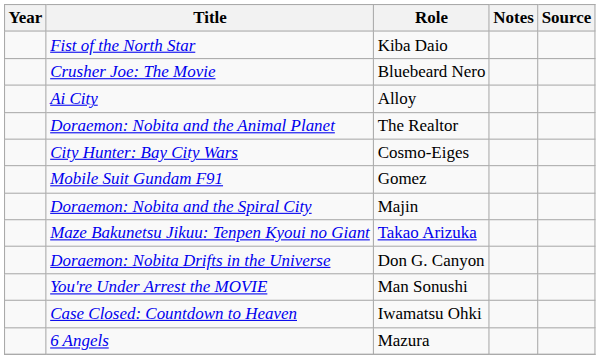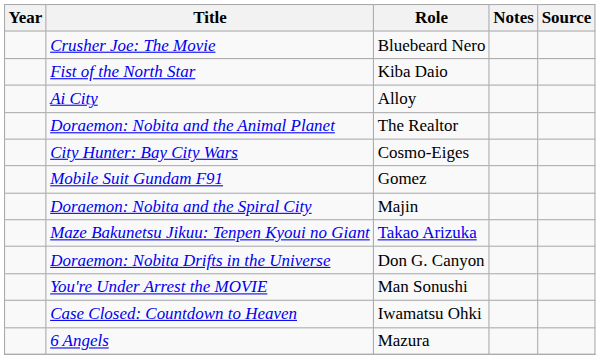rows swapped: (133, 71) <-> (123, 44)
